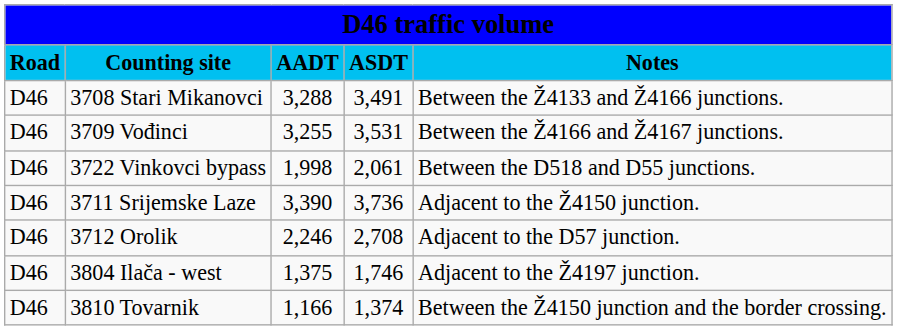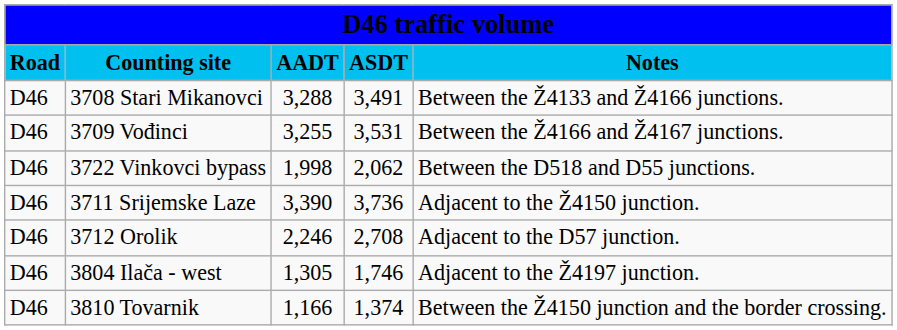(378, 167) 2,061 -> (378, 167) 2,062
(307, 272) 1,375 -> (307, 272) 1,305
